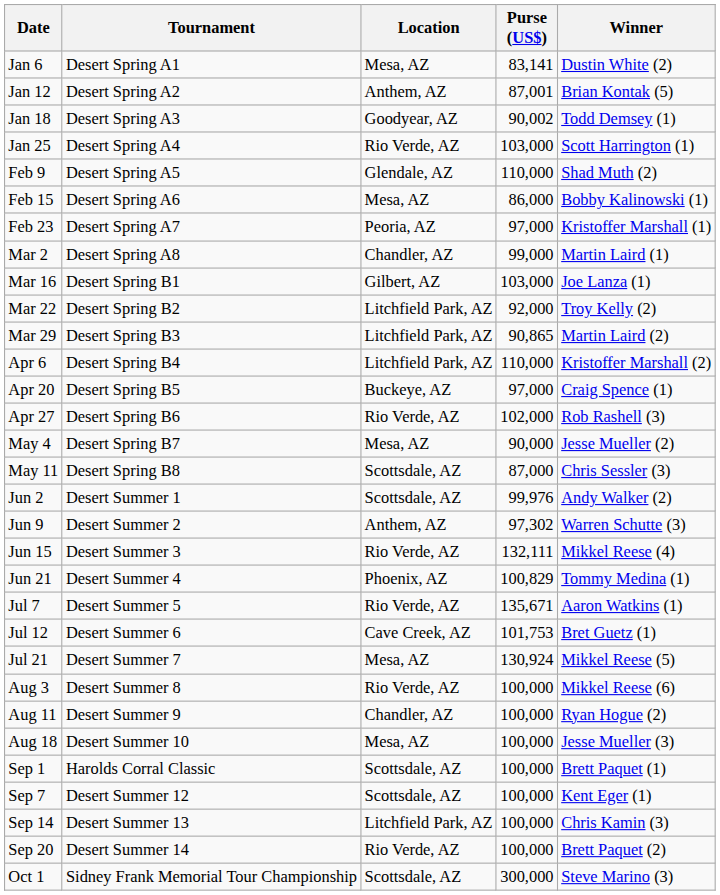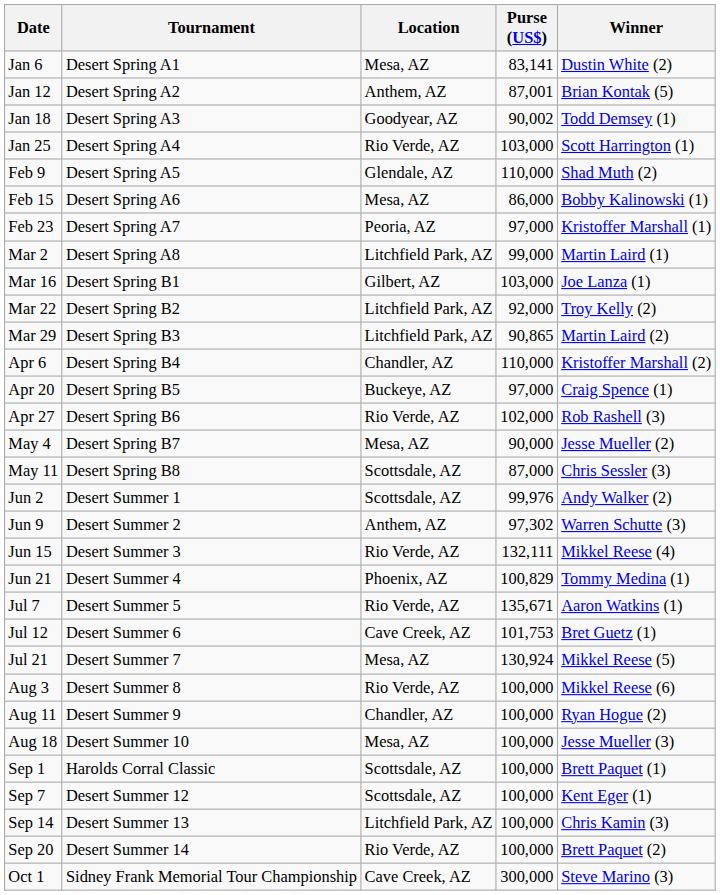(409, 254) Chandler, AZ -> (429, 254) Litchfield Park, AZ
(429, 362) Litchfield Park, AZ -> (409, 362) Chandler, AZ
(413, 876) Scottsdale, AZ -> (418, 876) Cave Creek, AZ
